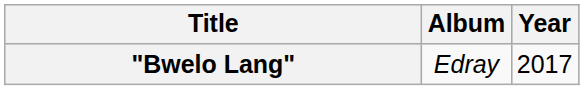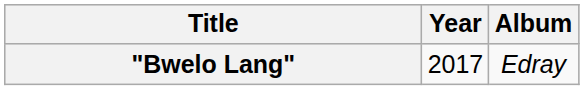columns swapped: (545, 24) <-> (466, 24)
